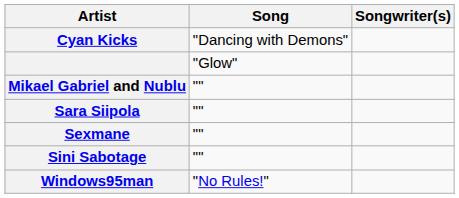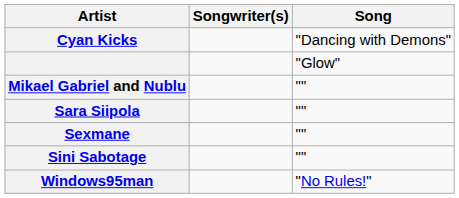columns swapped: (270, 16) <-> (403, 16)
